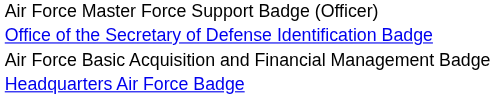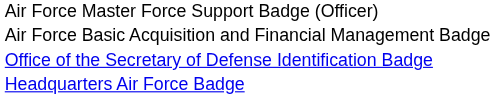rows swapped: (248, 60) <-> (219, 35)
